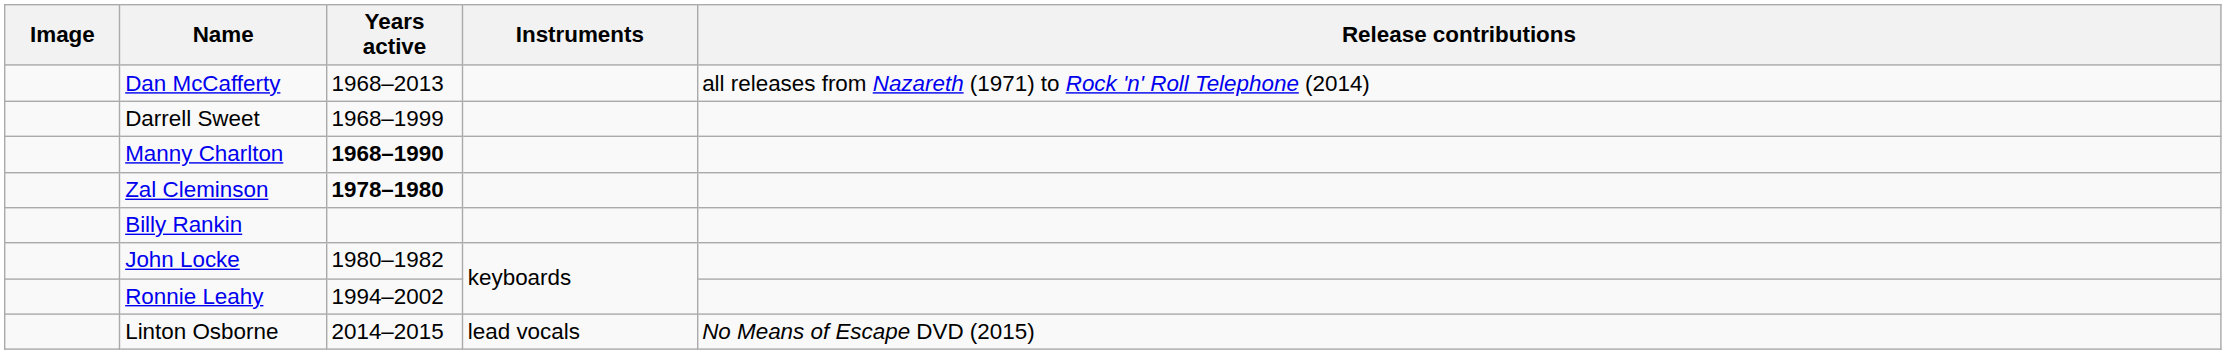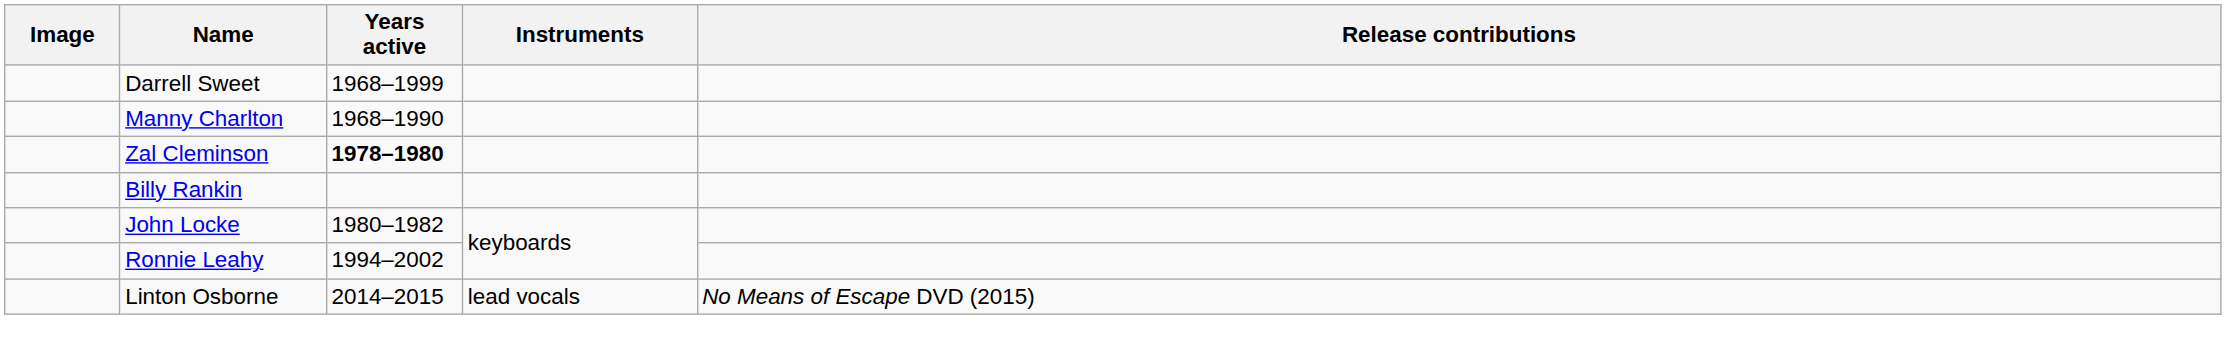- row: (203, 82)
(388, 154) bold -> (388, 118) normal
